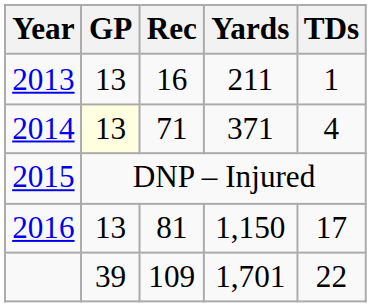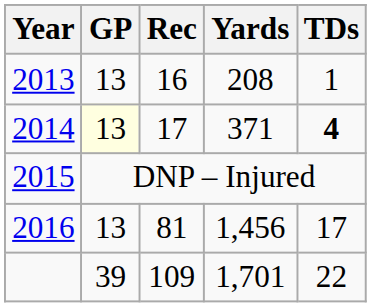(250, 78) 211 -> (250, 78) 208
(172, 128) 71 -> (172, 128) 17
(331, 128) normal -> (331, 128) bold
(250, 227) 1,150 -> (250, 227) 1,456
